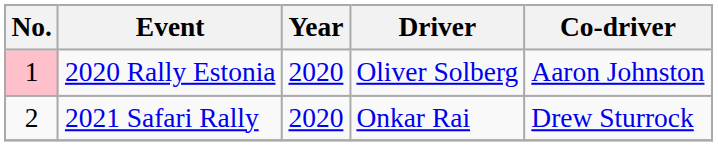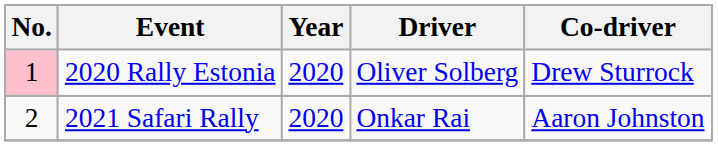(618, 72) Aaron Johnston -> (613, 72) Drew Sturrock
(613, 117) Drew Sturrock -> (618, 117) Aaron Johnston
